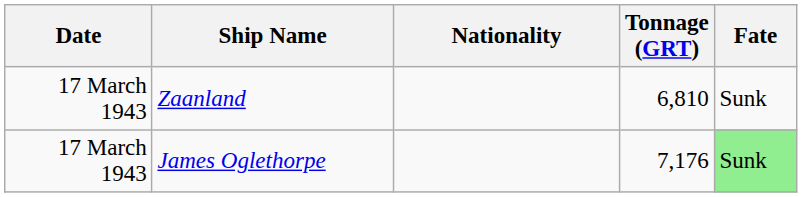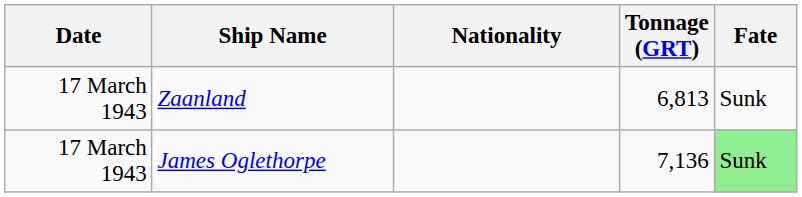(683, 98) 6,810 -> (683, 98) 6,813
(683, 160) 7,176 -> (683, 160) 7,136
